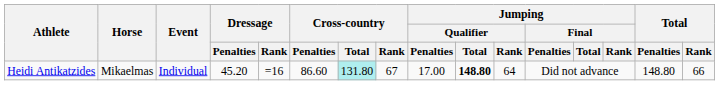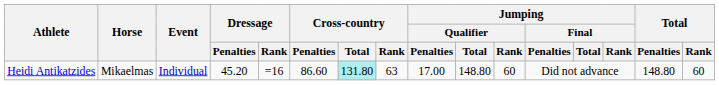(392, 70) 67 -> (392, 70) 63
(475, 70) bold -> (475, 70) normal
(509, 70) 64 -> (509, 70) 60
(699, 70) 66 -> (699, 70) 60
